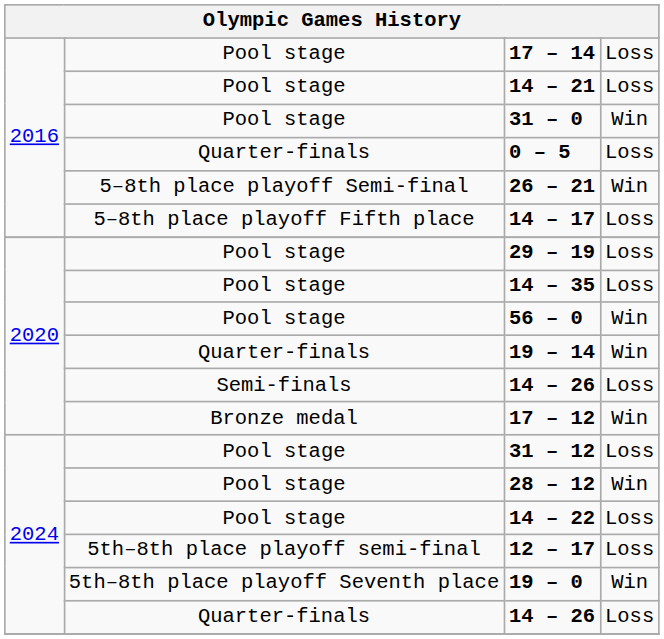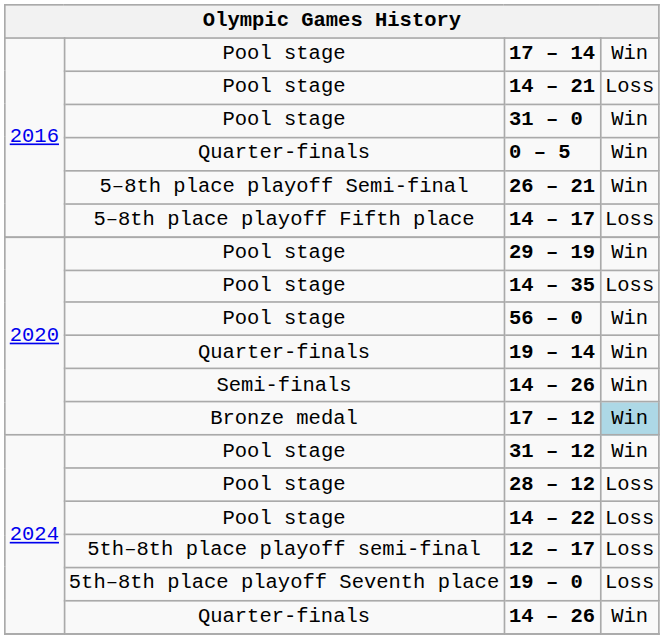(630, 55) Loss -> (630, 55) Win
(630, 154) Loss -> (630, 154) Win
(630, 253) Loss -> (630, 253) Win
(630, 386) Loss -> (630, 386) Win
(630, 419) no background -> (630, 419) lightblue background
(630, 452) Loss -> (630, 452) Win
(630, 485) Win -> (630, 485) Loss
(630, 584) Win -> (630, 584) Loss
(630, 617) Loss -> (630, 617) Win
